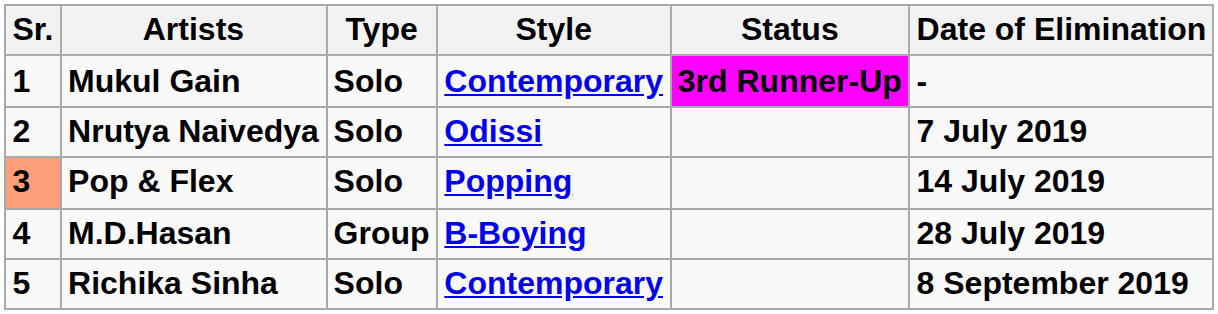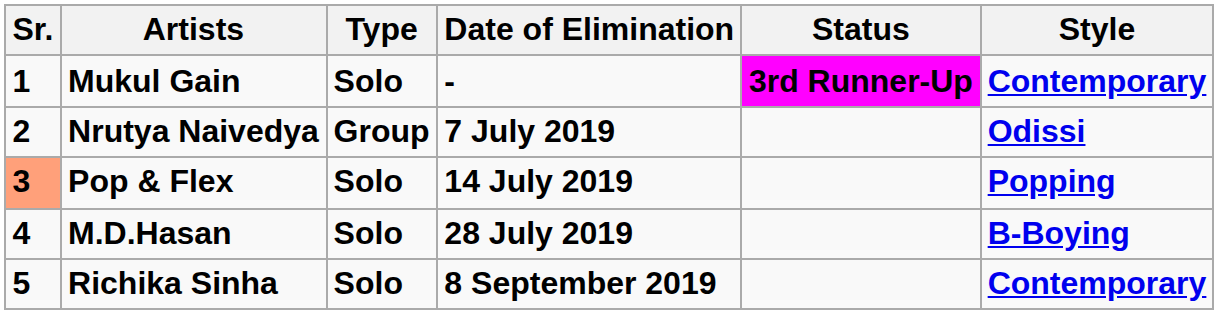columns swapped: (554, 29) <-> (1061, 29)
(368, 131) Solo -> (382, 131) Group
(382, 232) Group -> (368, 232) Solo
